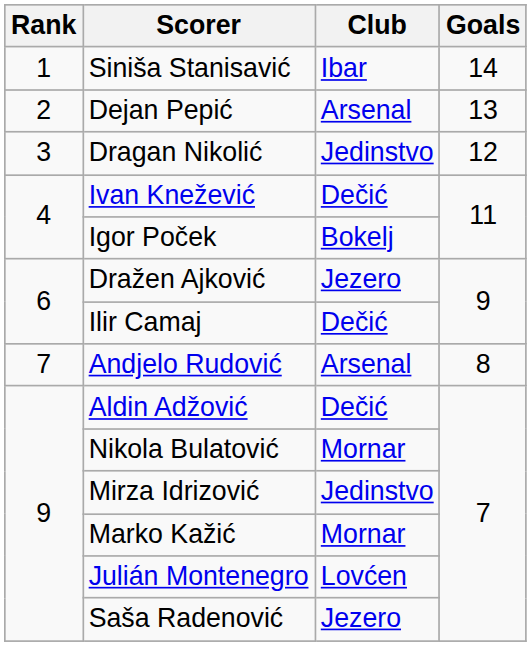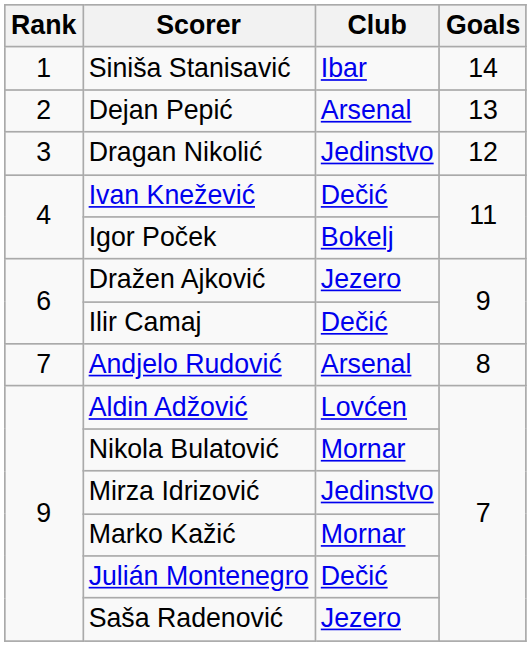(354, 407) Dečić -> (364, 407) Lovćen
(364, 576) Lovćen -> (354, 576) Dečić
